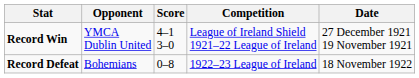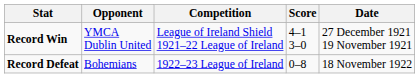columns swapped: (170, 13) <-> (253, 13)
